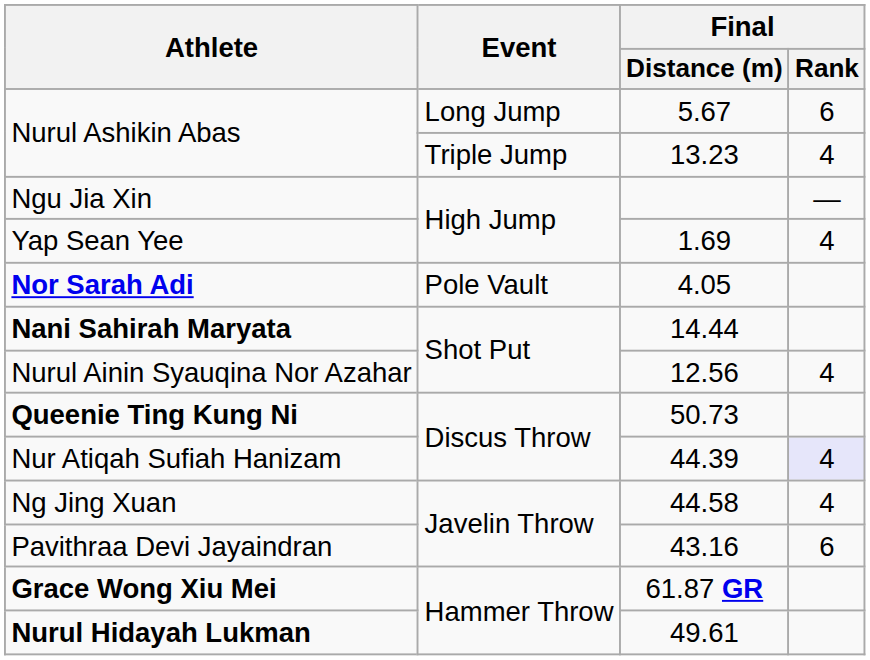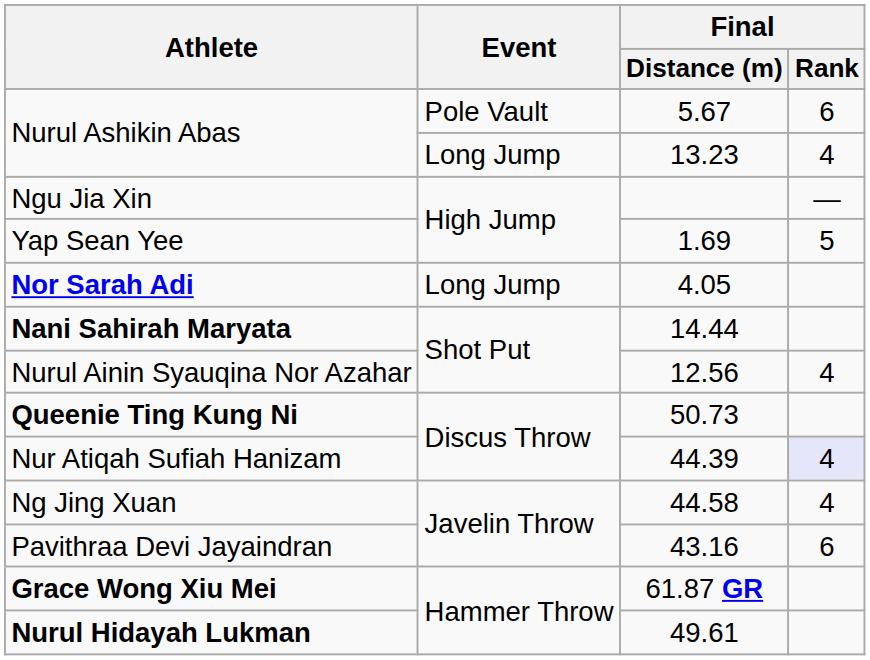(493, 112) Long Jump -> (486, 112) Pole Vault
(496, 155) Triple Jump -> (493, 155) Long Jump
(827, 242) 4 -> (827, 242) 5
(486, 285) Pole Vault -> (493, 285) Long Jump
